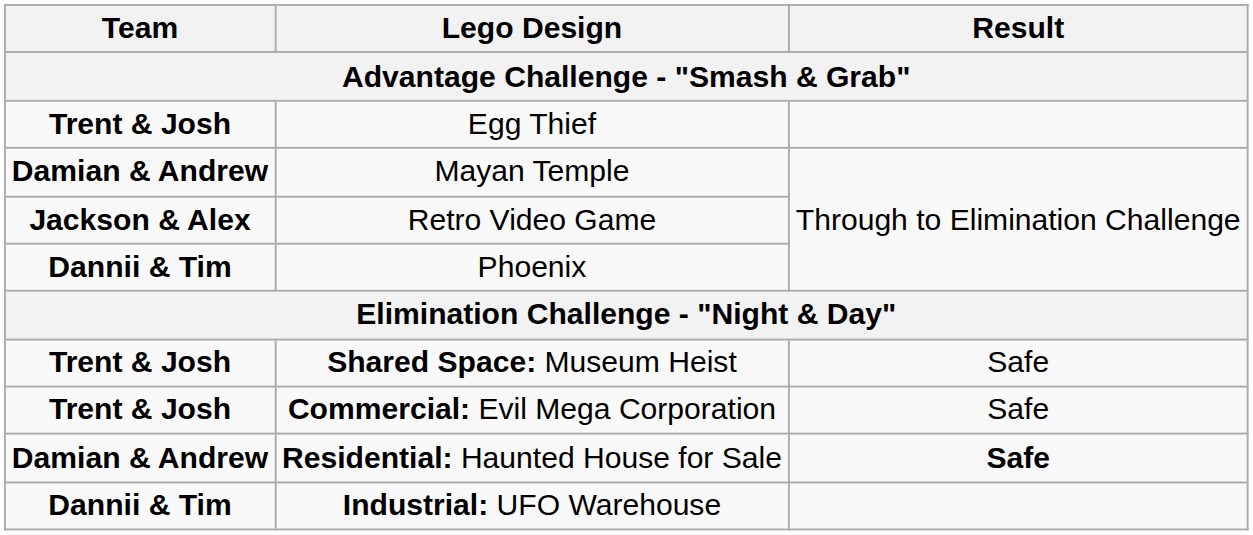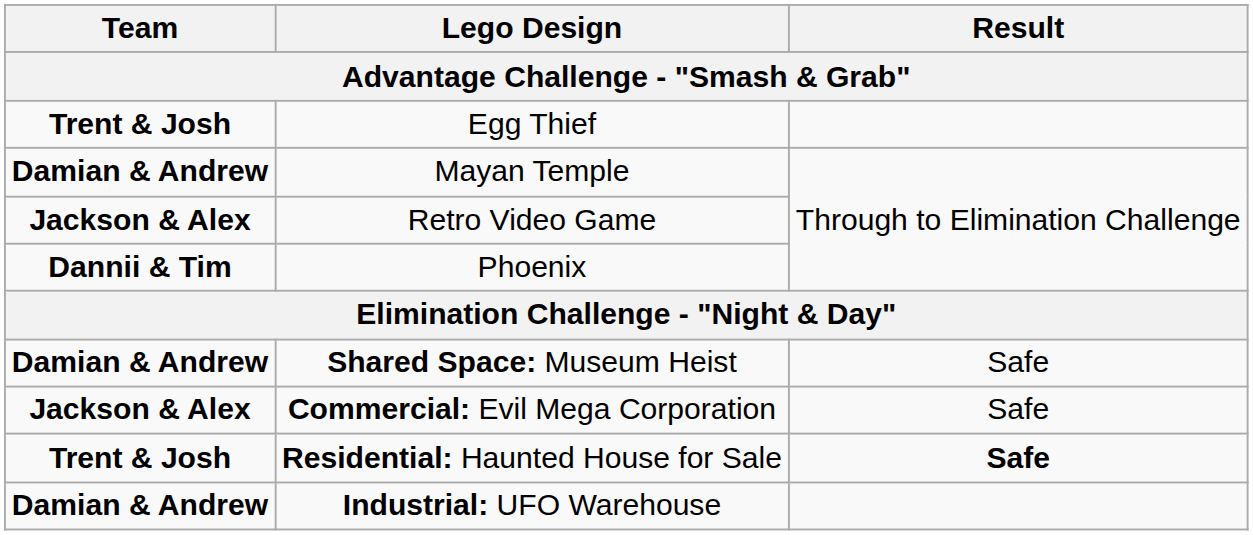(140, 362) Trent & Josh -> (140, 362) Damian & Andrew
(140, 409) Trent & Josh -> (140, 409) Jackson & Alex
(140, 457) Damian & Andrew -> (140, 457) Trent & Josh
(140, 505) Dannii & Tim -> (140, 505) Damian & Andrew
